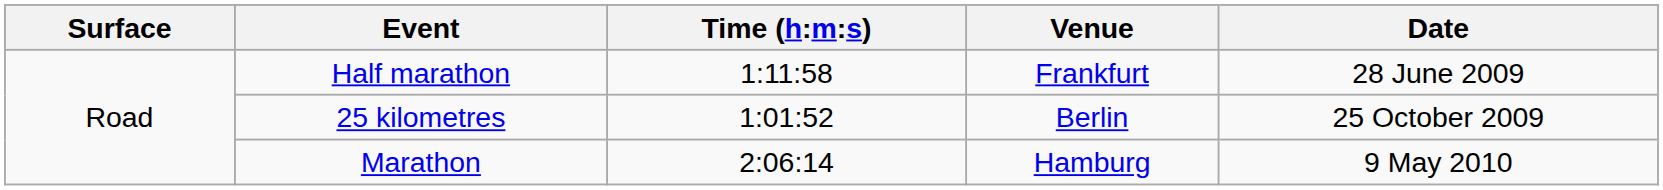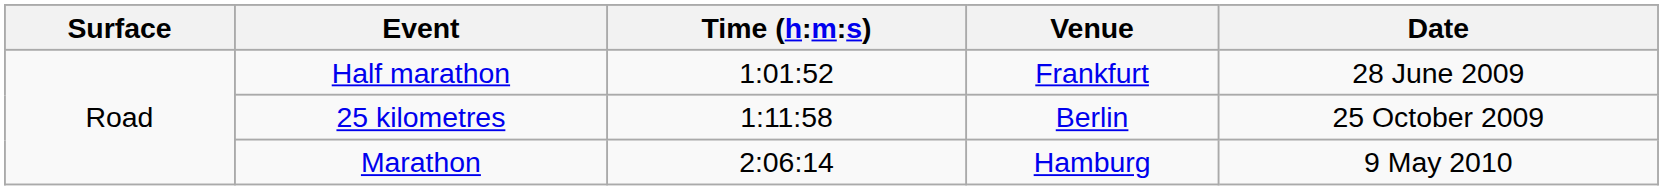(787, 73) 1:11:58 -> (787, 73) 1:01:52
(787, 118) 1:01:52 -> (787, 118) 1:11:58
